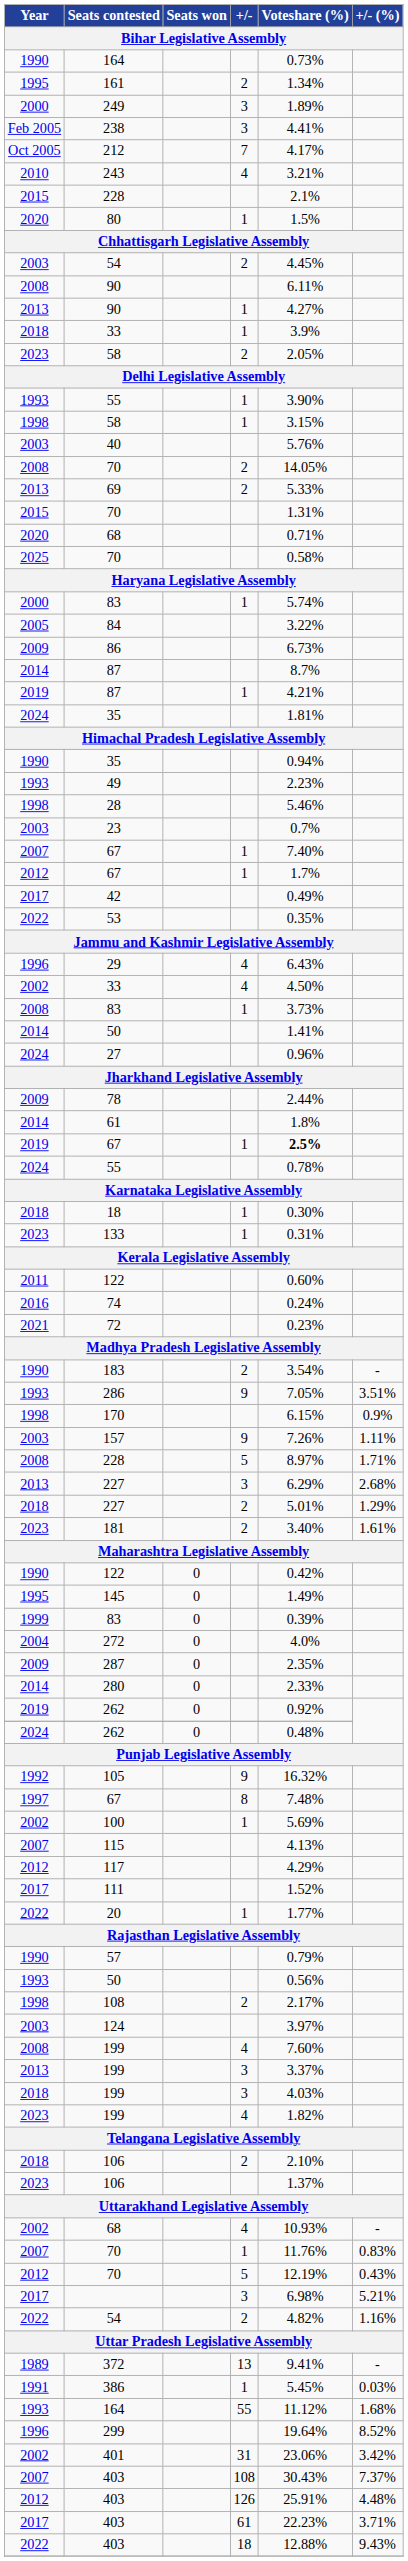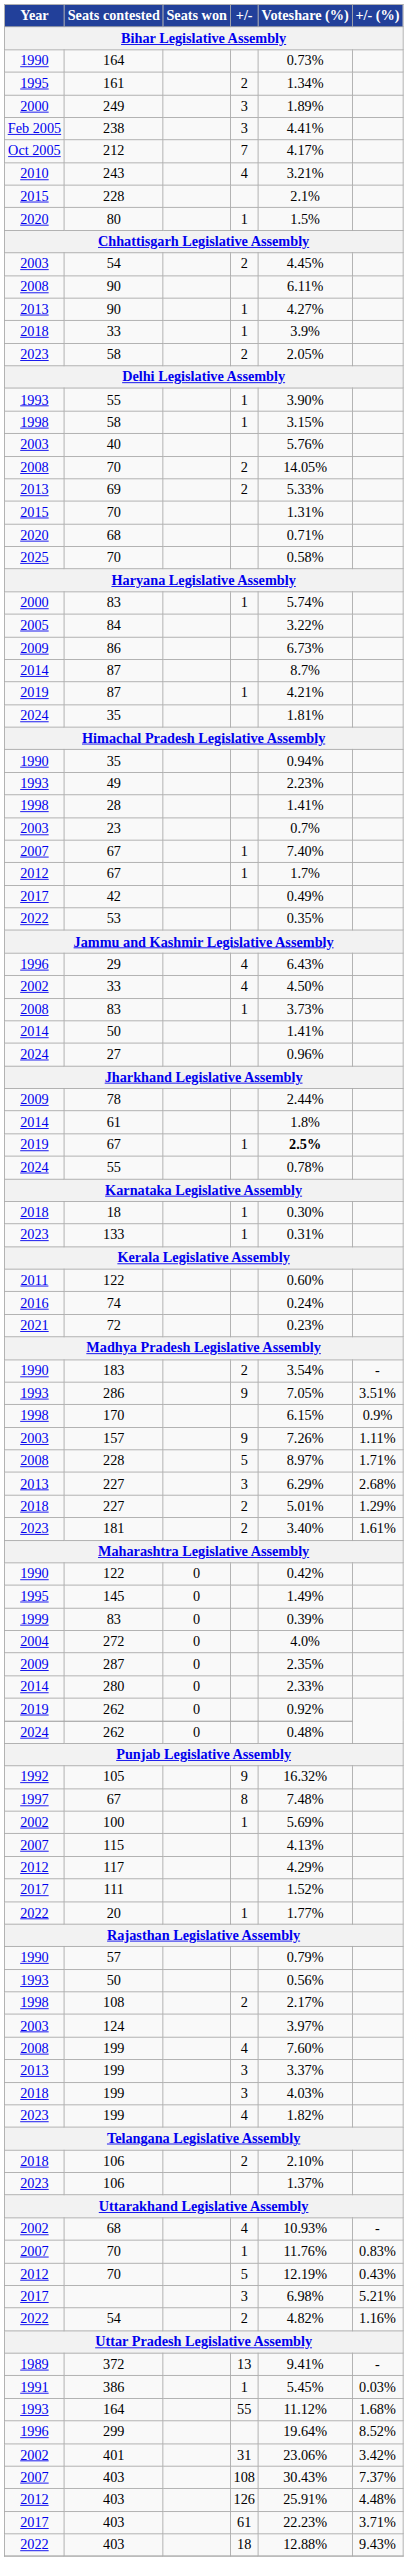(305, 806) 5.46% -> (305, 806) 1.41%
